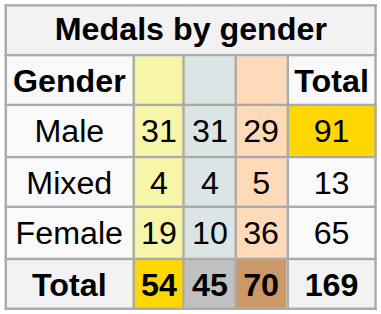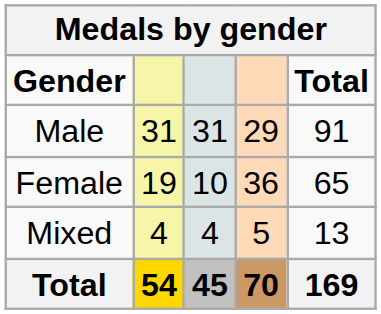(332, 131) gold background -> (332, 131) no background
rows swapped: (69, 233) <-> (69, 182)
